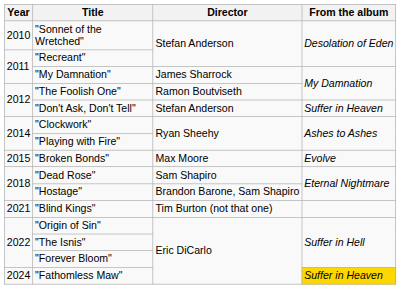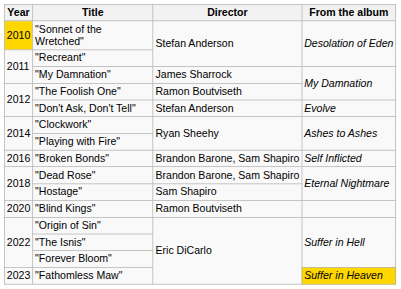(19, 35) no background -> (19, 35) gold background
(344, 108) Suffer in Heaven -> (320, 108) Evolve
(19, 158) 2015 -> (19, 158) 2016
(182, 158) Max Moore -> (227, 158) Brandon Barone, Sam Shapiro
(320, 158) Evolve -> (333, 158) Self Inflicted
(186, 175) Sam Shapiro -> (227, 175) Brandon Barone, Sam Shapiro
(227, 192) Brandon Barone, Sam Shapiro -> (186, 192) Sam Shapiro
(19, 208) 2021 -> (19, 208) 2020
(214, 208) Tim Burton (not that one) -> (199, 208) Ramon Boutviseth
(19, 275) 2024 -> (19, 275) 2023
